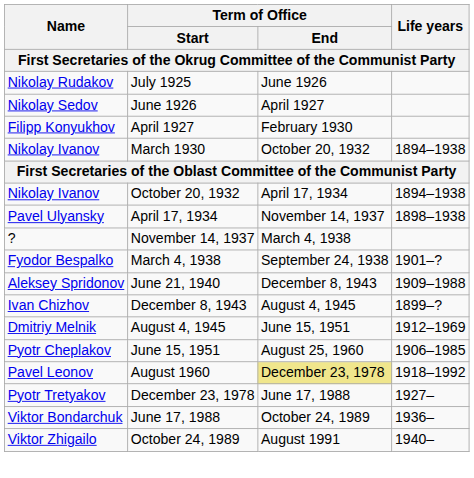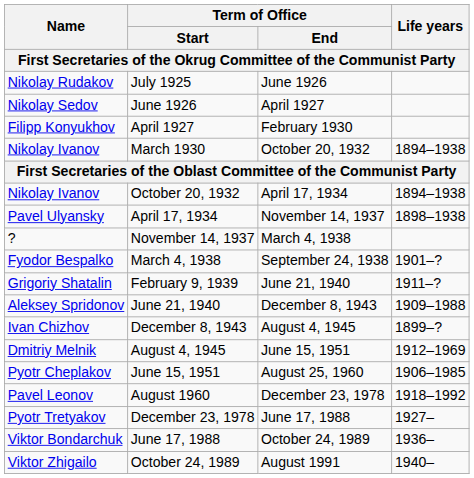+ row: (184, 283)
(323, 372) khaki background -> (323, 395) no background
